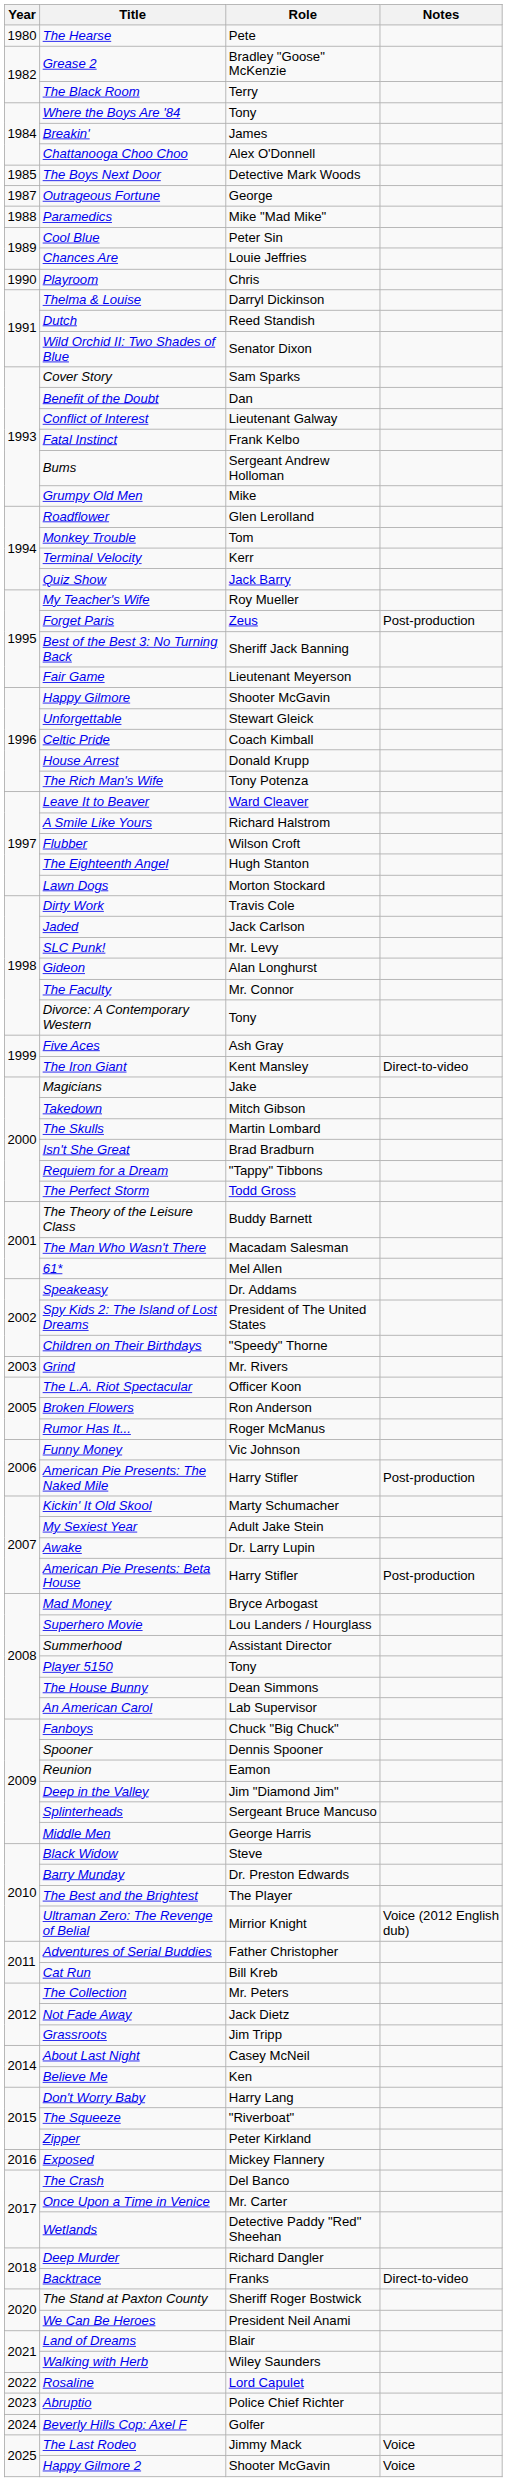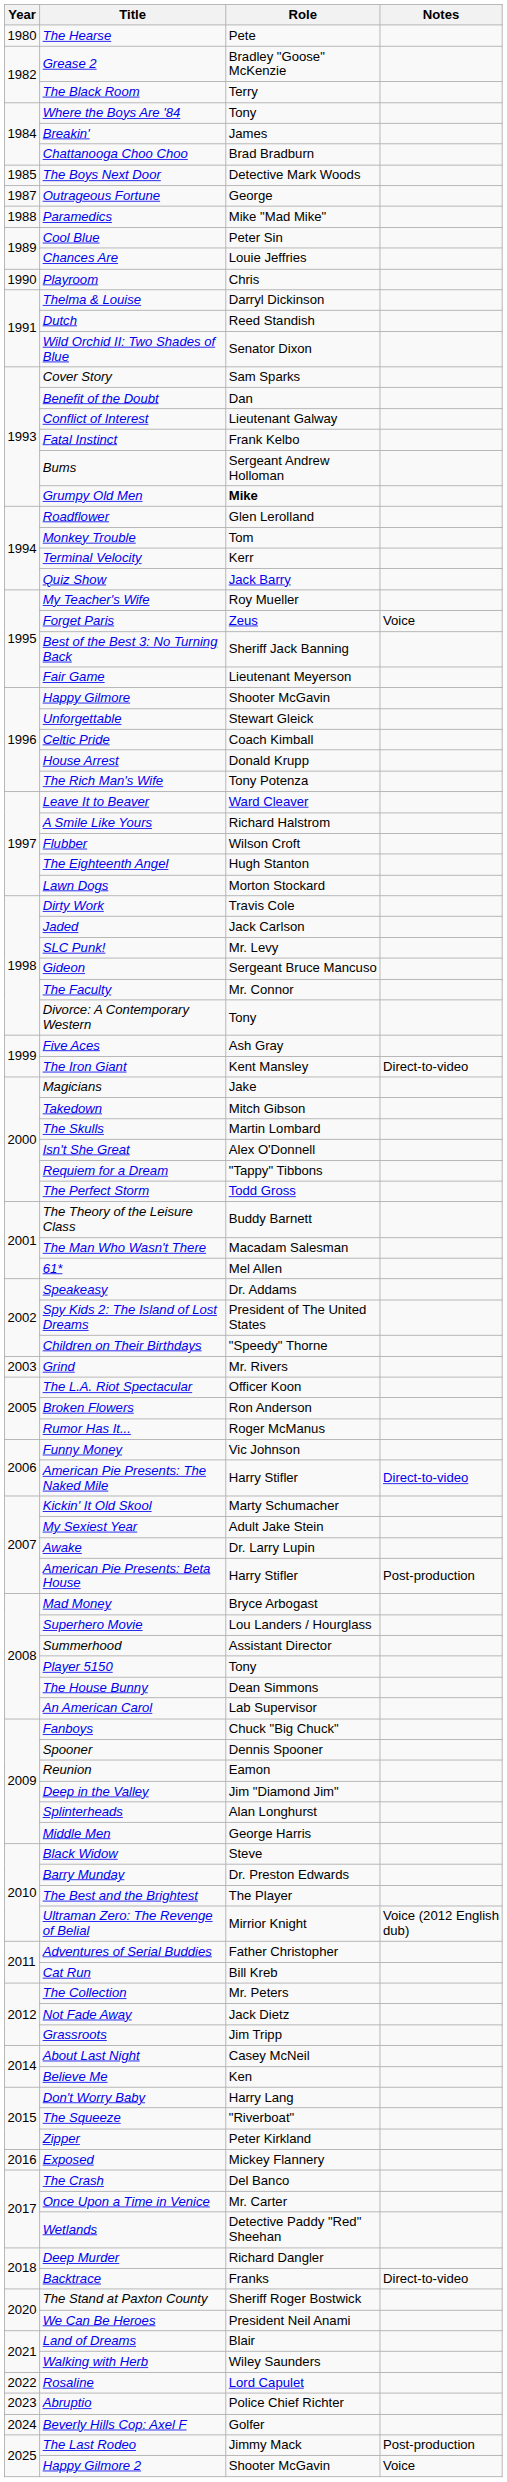(272, 154) Alex O'Donnell -> (271, 154) Brad Bradburn
(243, 496) normal -> (243, 496) bold
(429, 620) Post-production -> (399, 620) Voice
(273, 968) Alan Longhurst -> (303, 968) Sergeant Bruce Mancuso
(271, 1149) Brad Bradburn -> (272, 1149) Alex O'Donnell
(429, 1478) Post-production -> (426, 1478) Direct-to-video
(303, 1812) Sergeant Bruce Mancuso -> (273, 1812) Alan Longhurst
(399, 2445) Voice -> (429, 2445) Post-production
